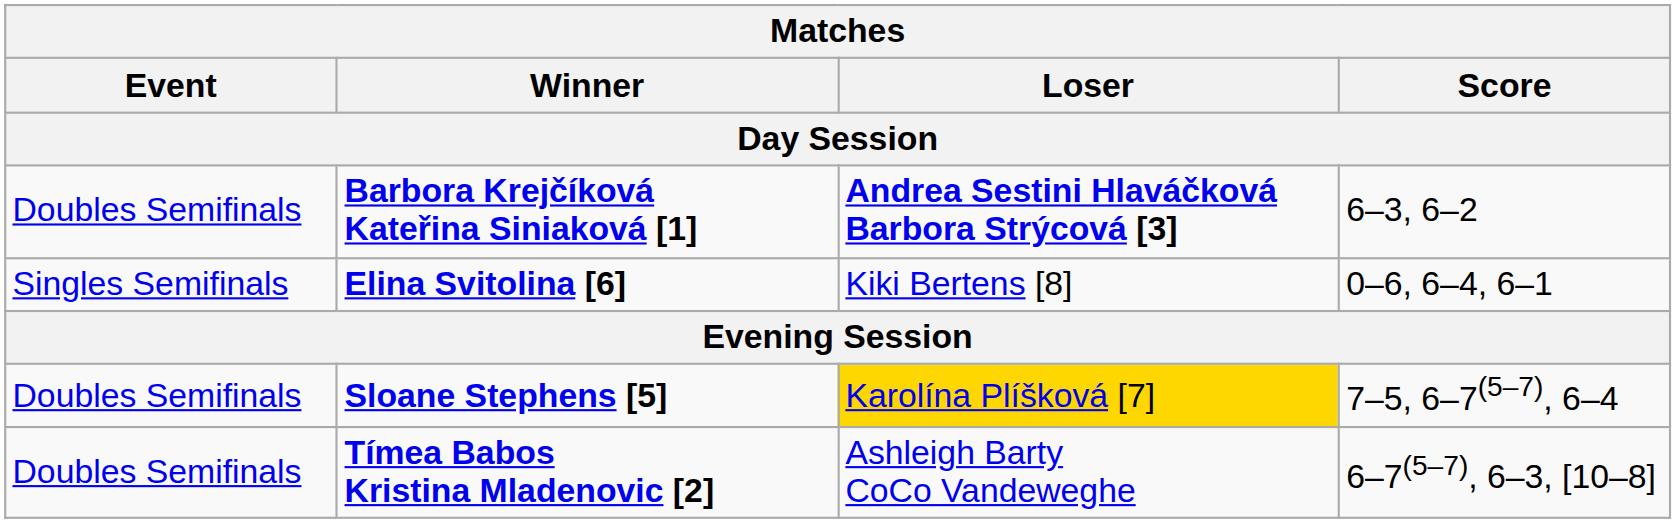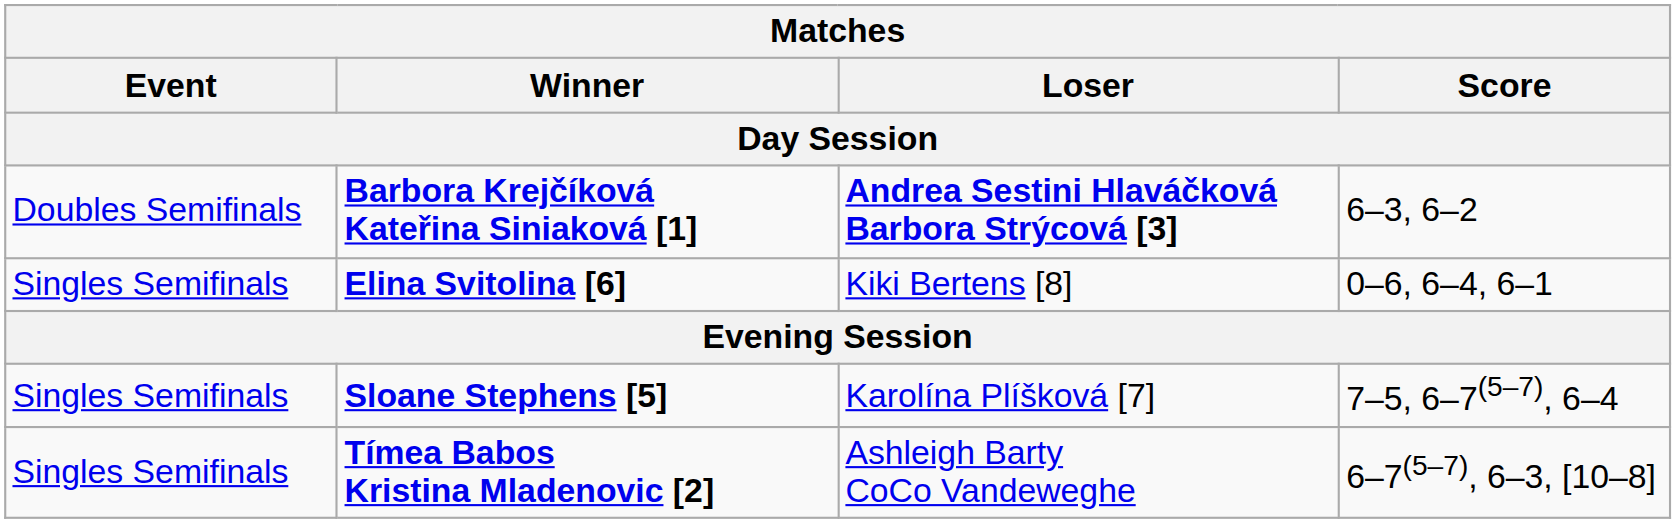(157, 395) Doubles Semifinals -> (150, 395) Singles Semifinals
(1000, 395) gold background -> (1000, 395) no background
(157, 472) Doubles Semifinals -> (150, 472) Singles Semifinals
